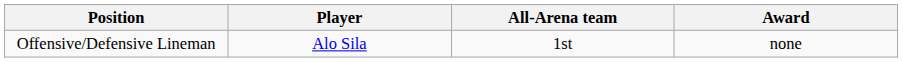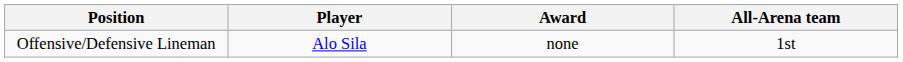columns swapped: (786, 17) <-> (563, 17)
